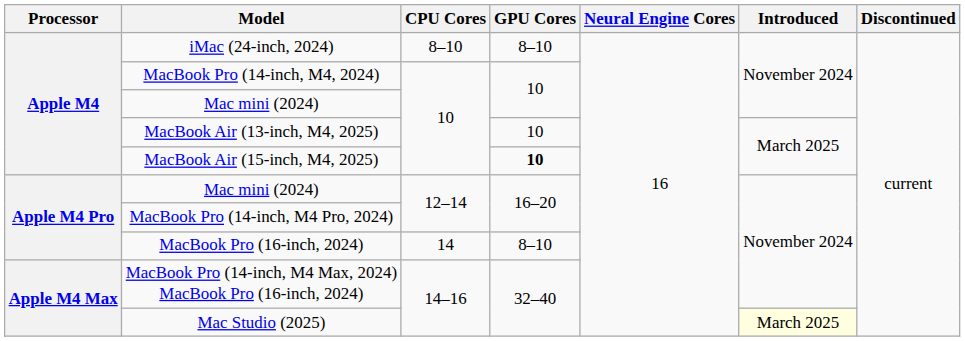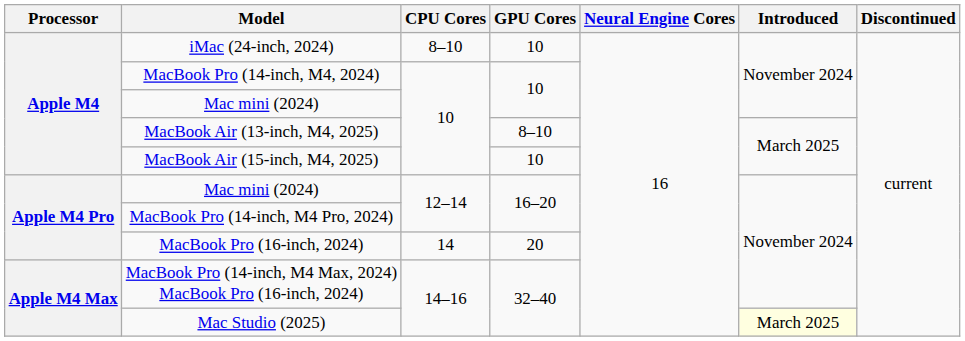(535, 47) 8–10 -> (535, 47) 10
(535, 132) 10 -> (535, 132) 8–10
(535, 160) bold -> (535, 160) normal
(535, 245) 8–10 -> (535, 245) 20
